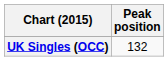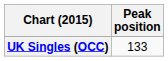(137, 46) 132 -> (137, 46) 133
